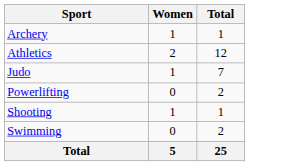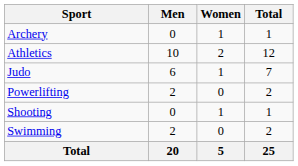+ column: (173, 14)
